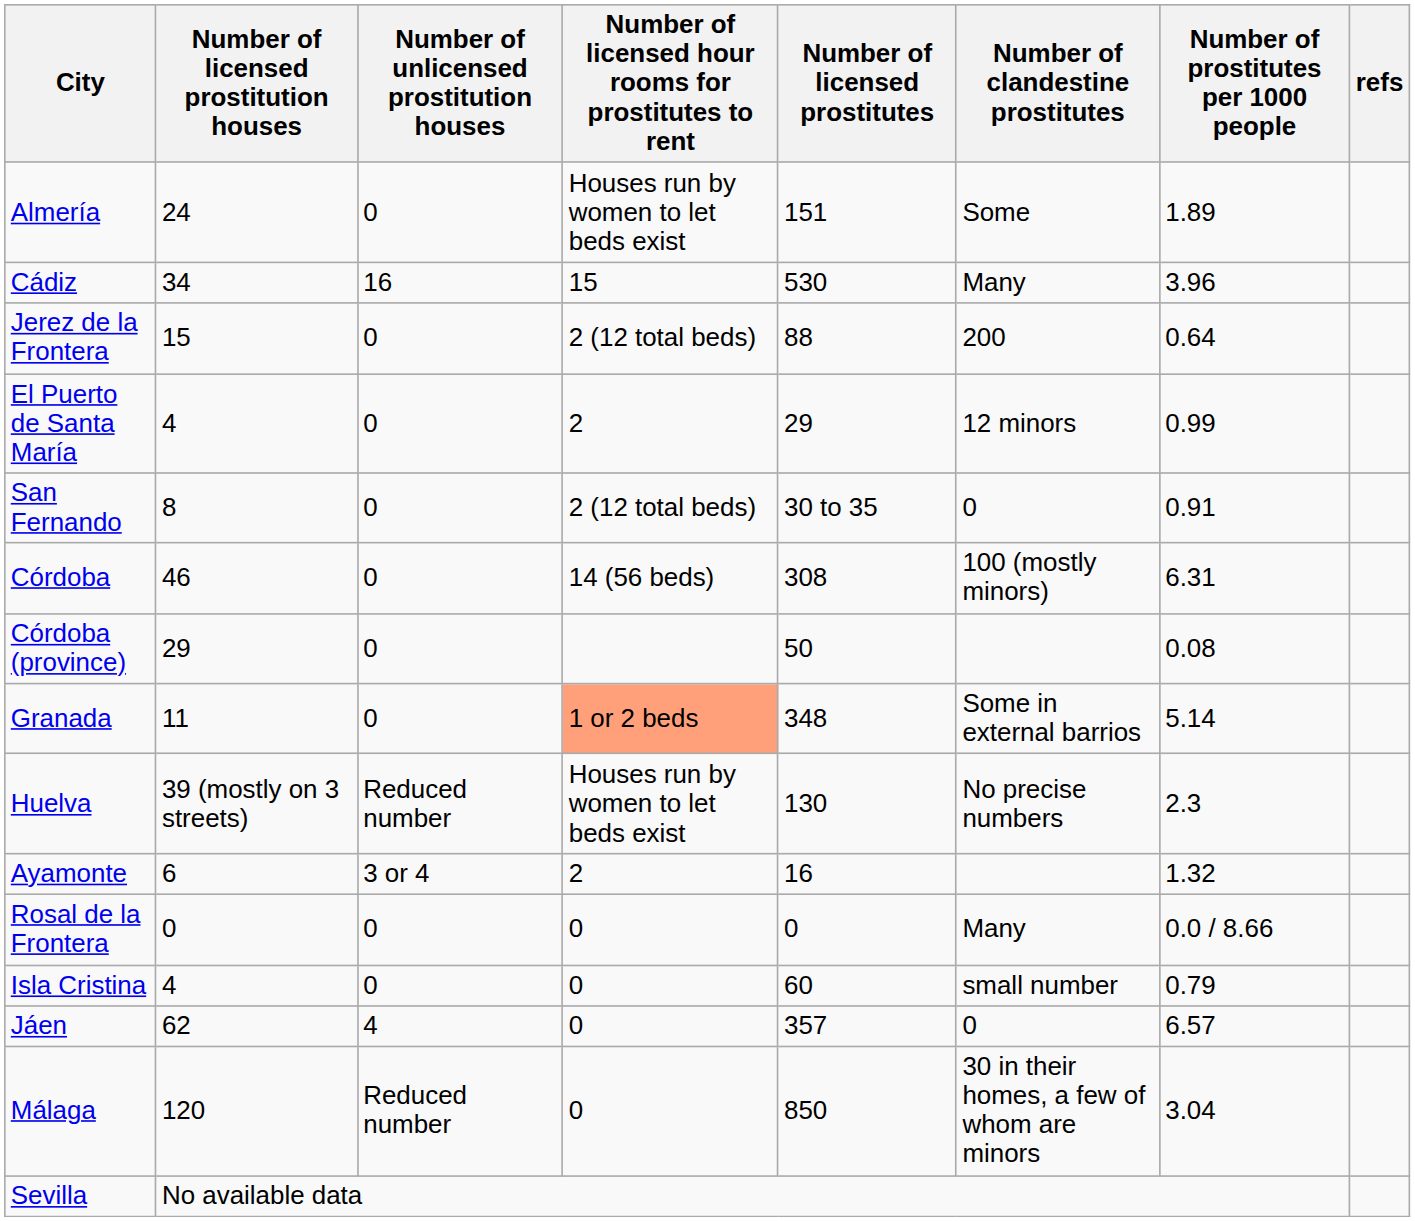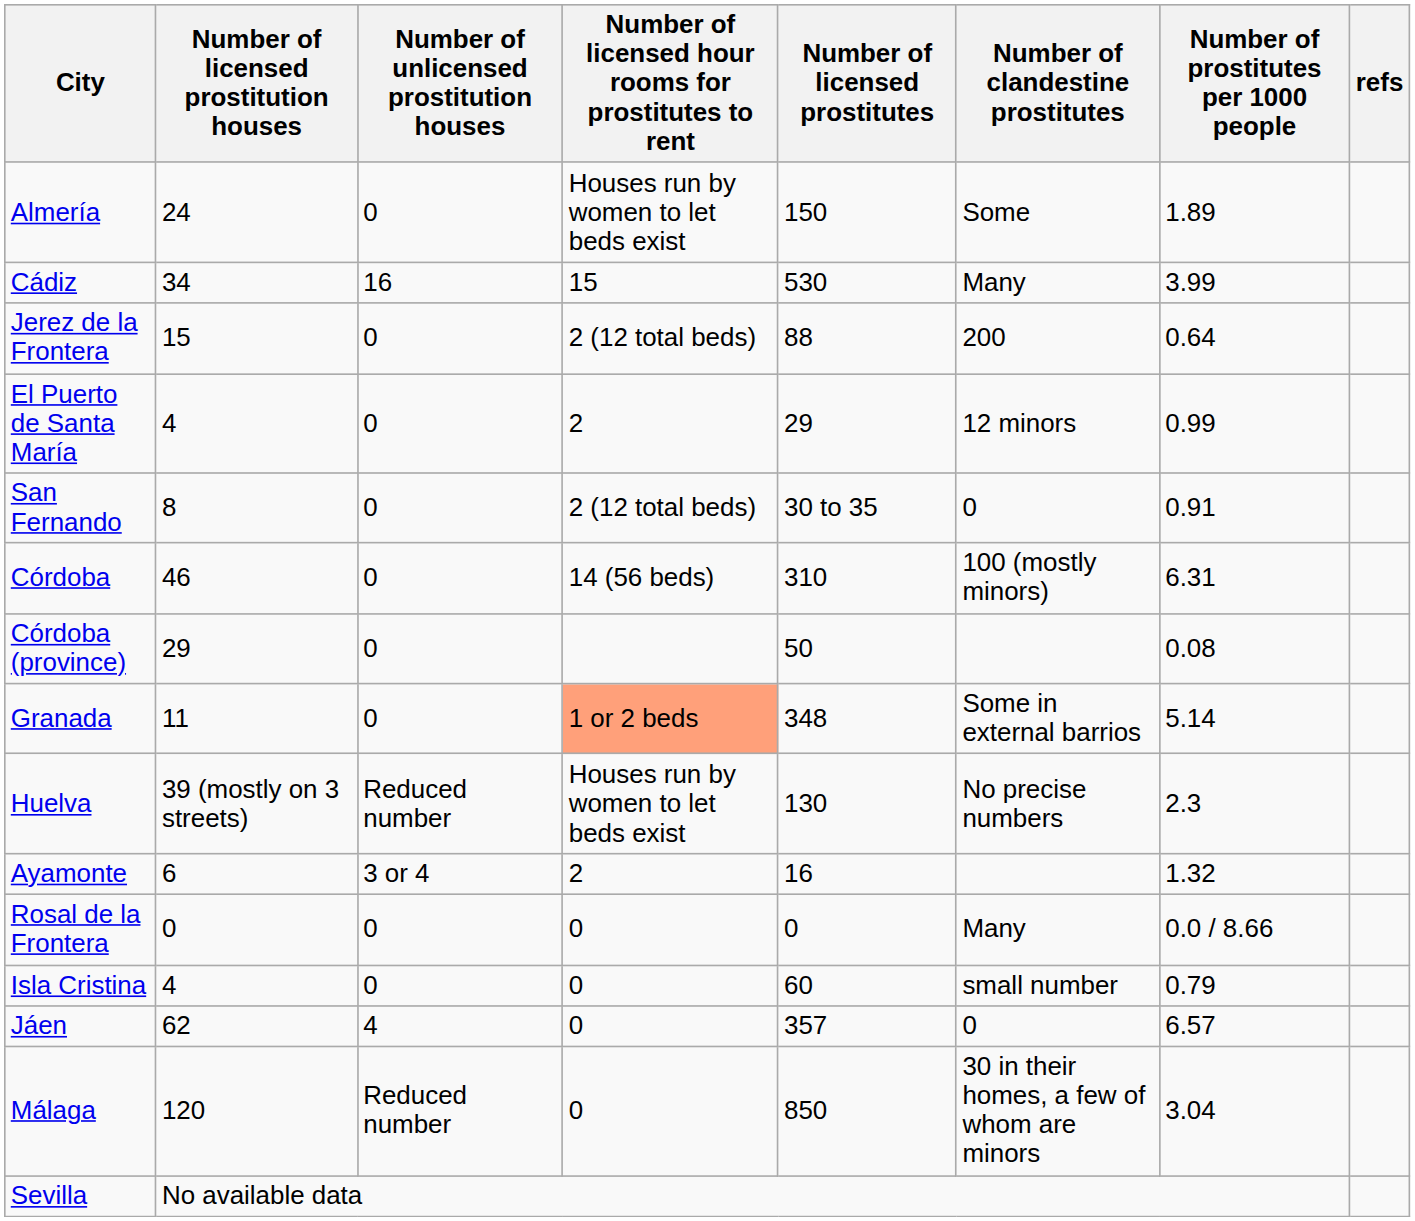(806, 211) 151 -> (806, 211) 150
(1190, 282) 3.96 -> (1190, 282) 3.99
(806, 577) 308 -> (806, 577) 310
